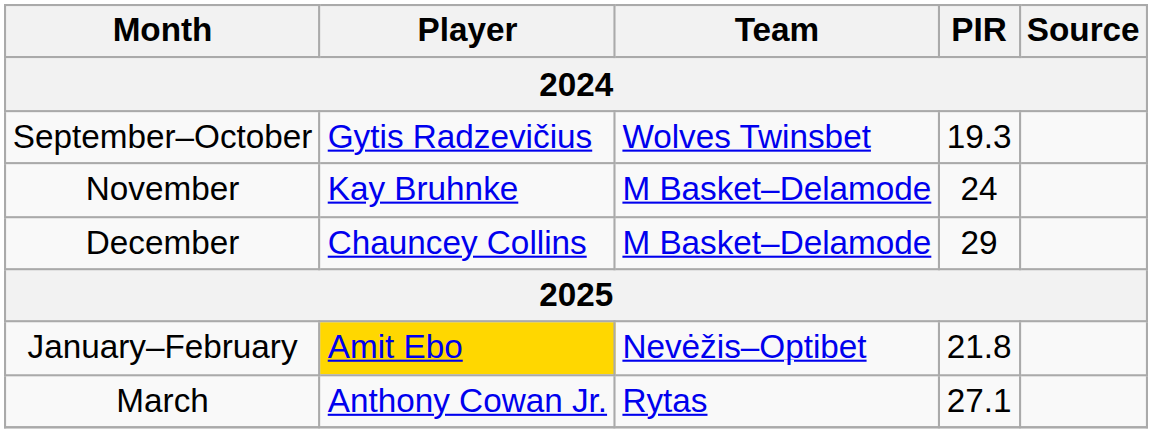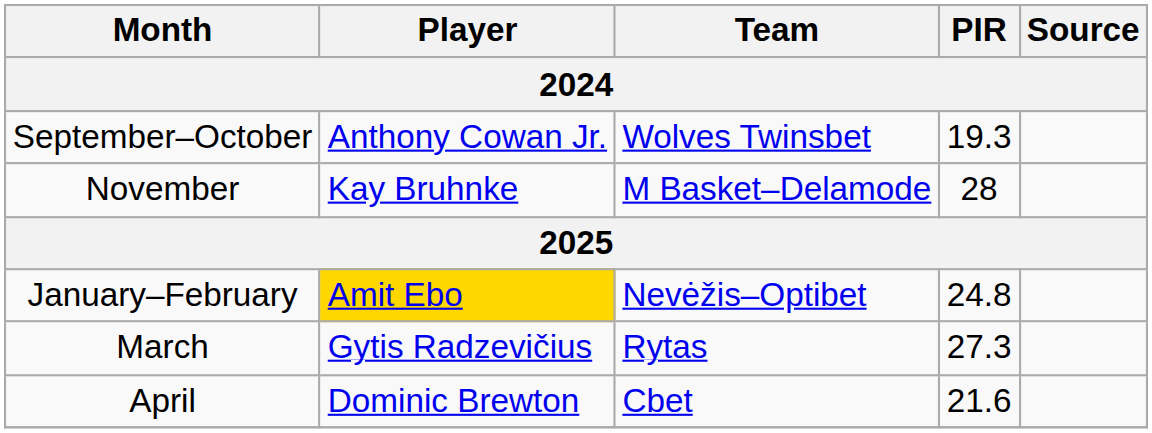(460, 136) Gytis Radzevičius -> (467, 136) Anthony Cowan Jr.
(979, 189) 24 -> (979, 189) 28
- row: (163, 242)
(979, 347) 21.8 -> (979, 294) 24.8
(467, 400) Anthony Cowan Jr. -> (460, 347) Gytis Radzevičius
(979, 400) 27.1 -> (979, 347) 27.3
+ row: (163, 400)
